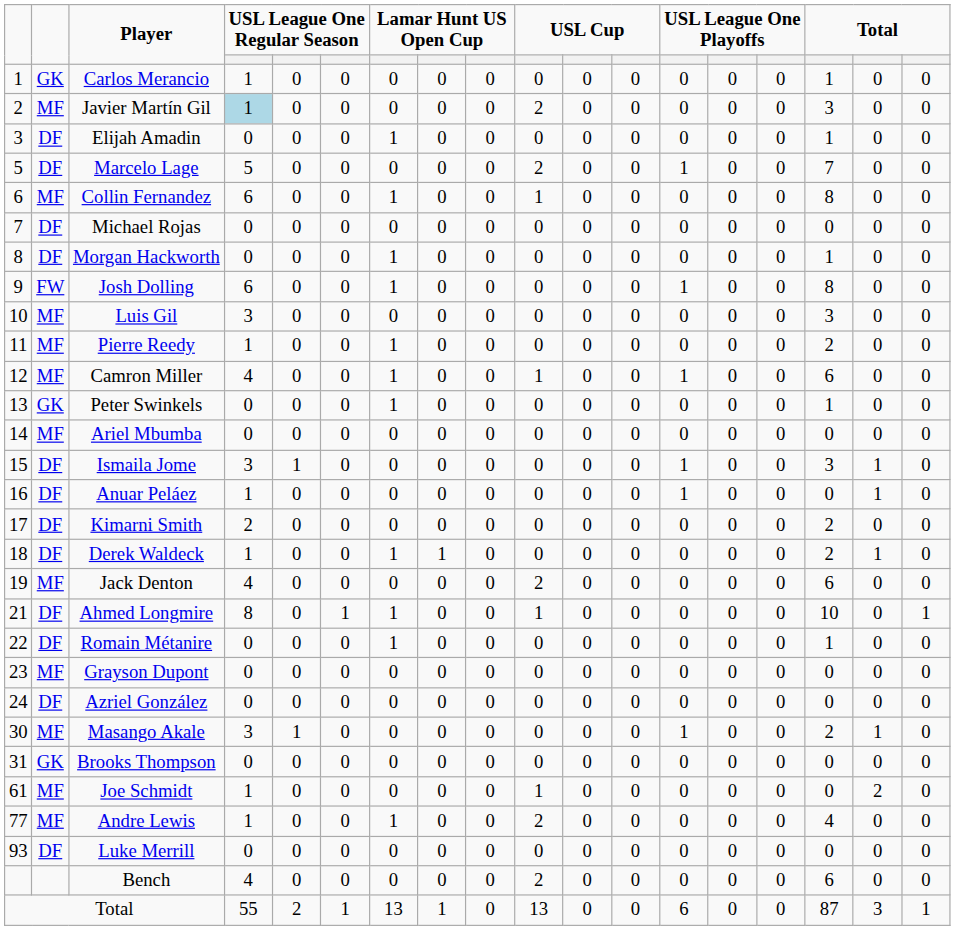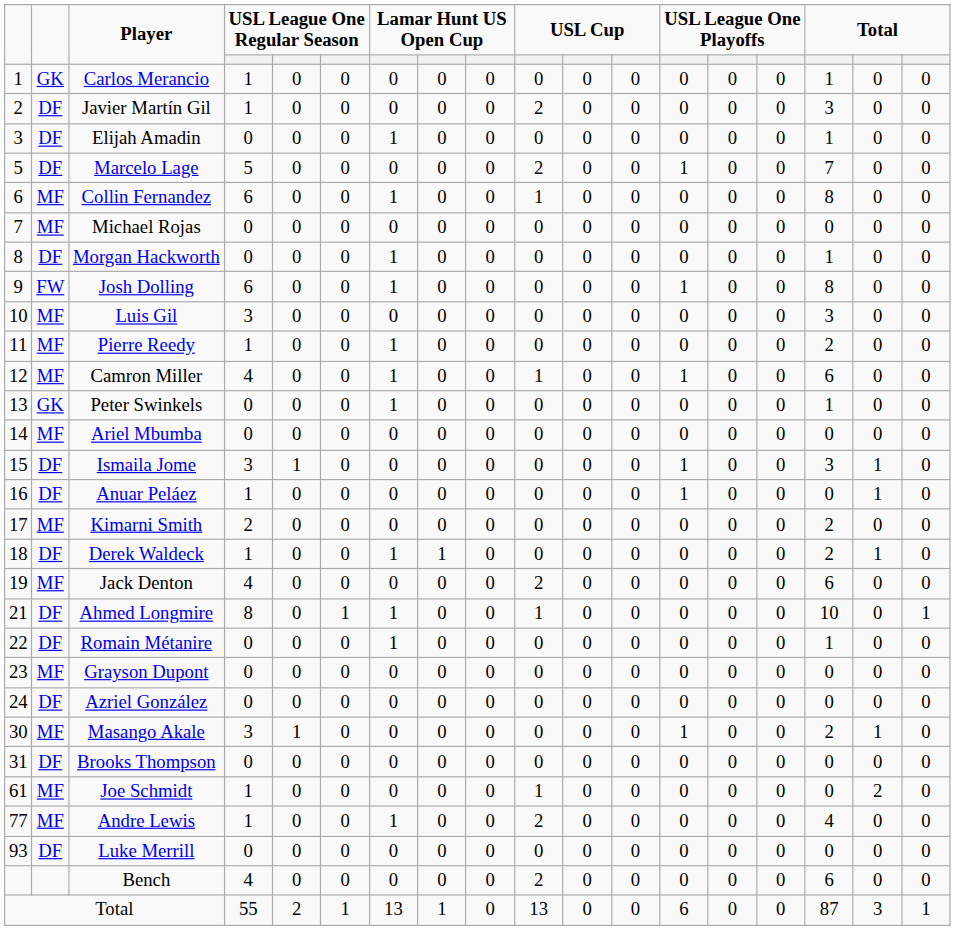(50, 108) MF -> (50, 108) DF
(248, 108) lightblue background -> (248, 108) no background
(50, 227) DF -> (50, 227) MF
(50, 524) DF -> (50, 524) MF
(50, 761) GK -> (50, 761) DF
